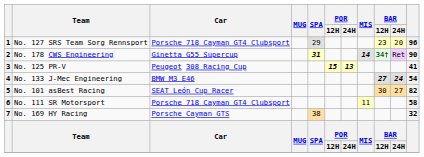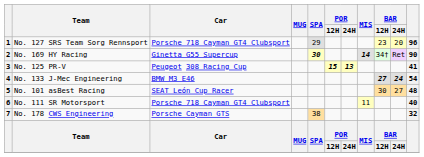(64, 55) No. 178 CWS Engineering -> (51, 55) No. 169 HY Racing
(316, 55) 31 -> (316, 55) 30
(413, 91) 82 -> (413, 91) 48
(413, 103) 58 -> (413, 103) 40
(51, 115) No. 169 HY Racing -> (64, 115) No. 178 CWS Engineering
